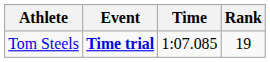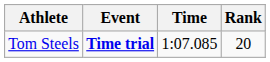(243, 44) 19 -> (243, 44) 20
